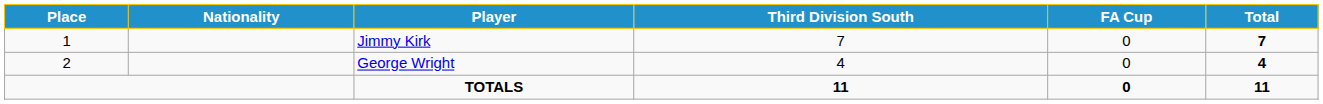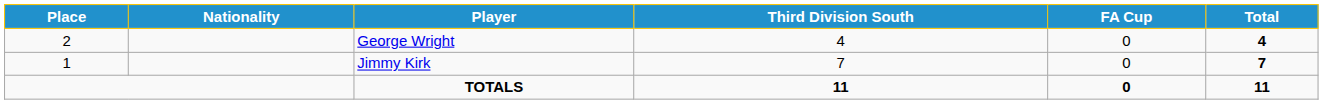rows swapped: (394, 40) <-> (406, 64)
